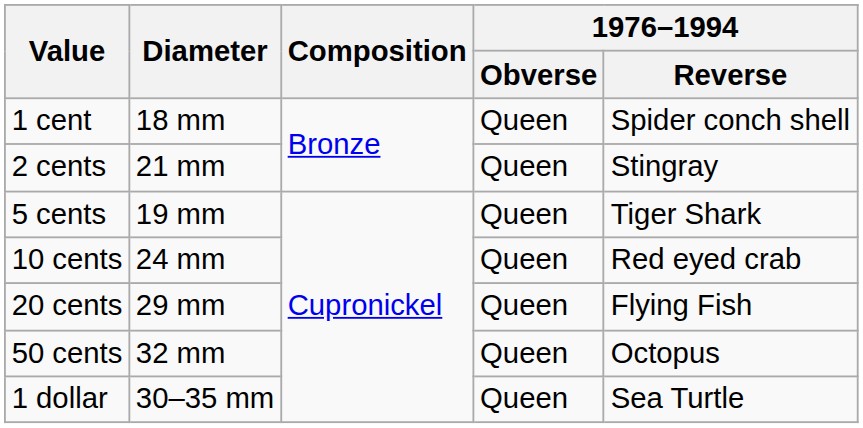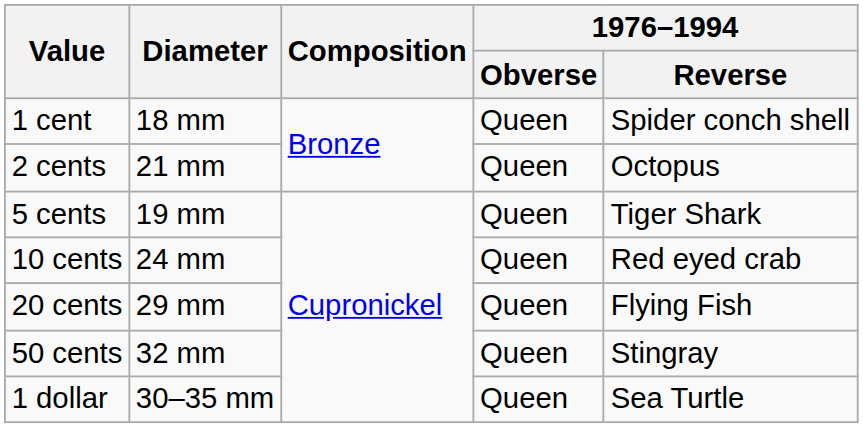(665, 167) Stingray -> (665, 167) Octopus
(665, 352) Octopus -> (665, 352) Stingray
